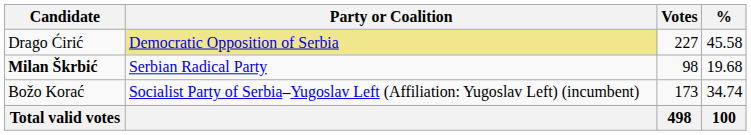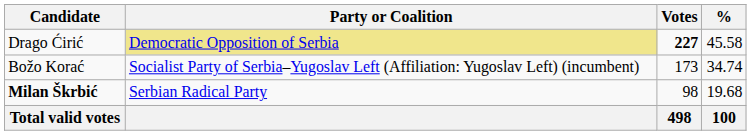(686, 42) normal -> (686, 42) bold
rows swapped: (46, 92) <-> (53, 67)
